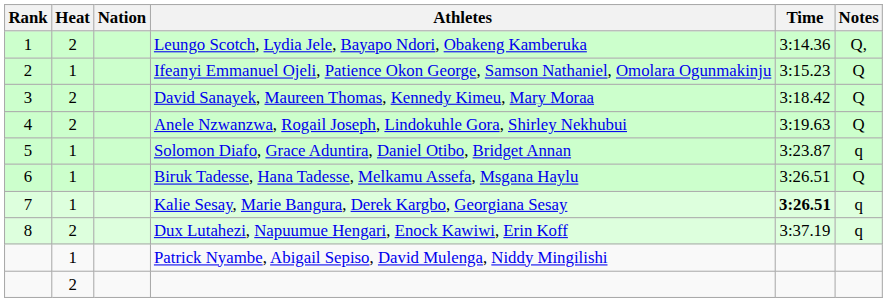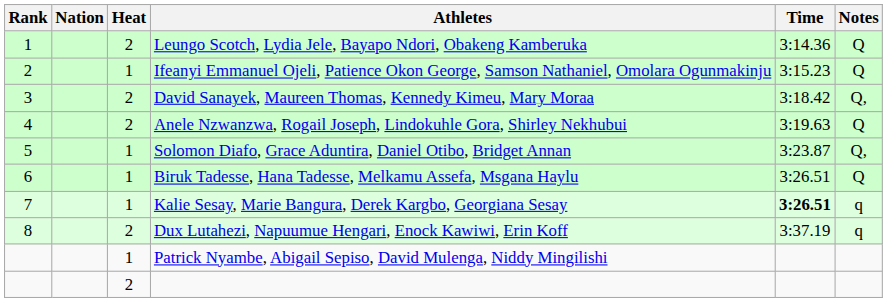columns swapped: (73, 17) <-> (122, 17)
(859, 44) Q, -> (859, 44) Q
(859, 97) Q -> (859, 97) Q,
(859, 151) q -> (859, 151) Q,
